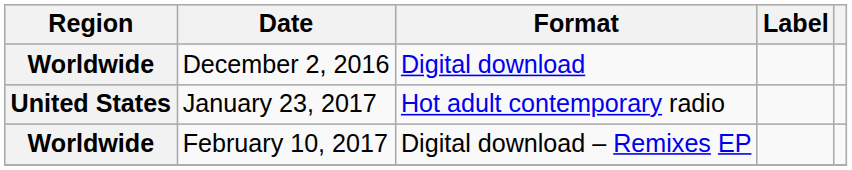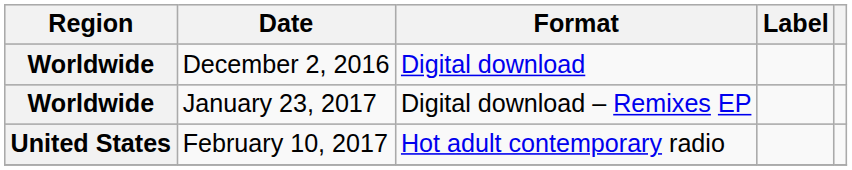(91, 104) United States -> (91, 104) Worldwide
(563, 104) Hot adult contemporary radio -> (576, 104) Digital download – Remixes EP
(91, 143) Worldwide -> (91, 143) United States
(576, 143) Digital download – Remixes EP -> (563, 143) Hot adult contemporary radio
